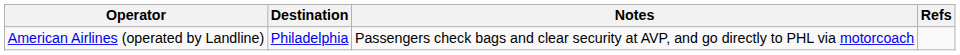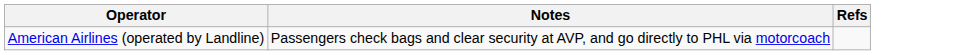- column: (310, 15)
